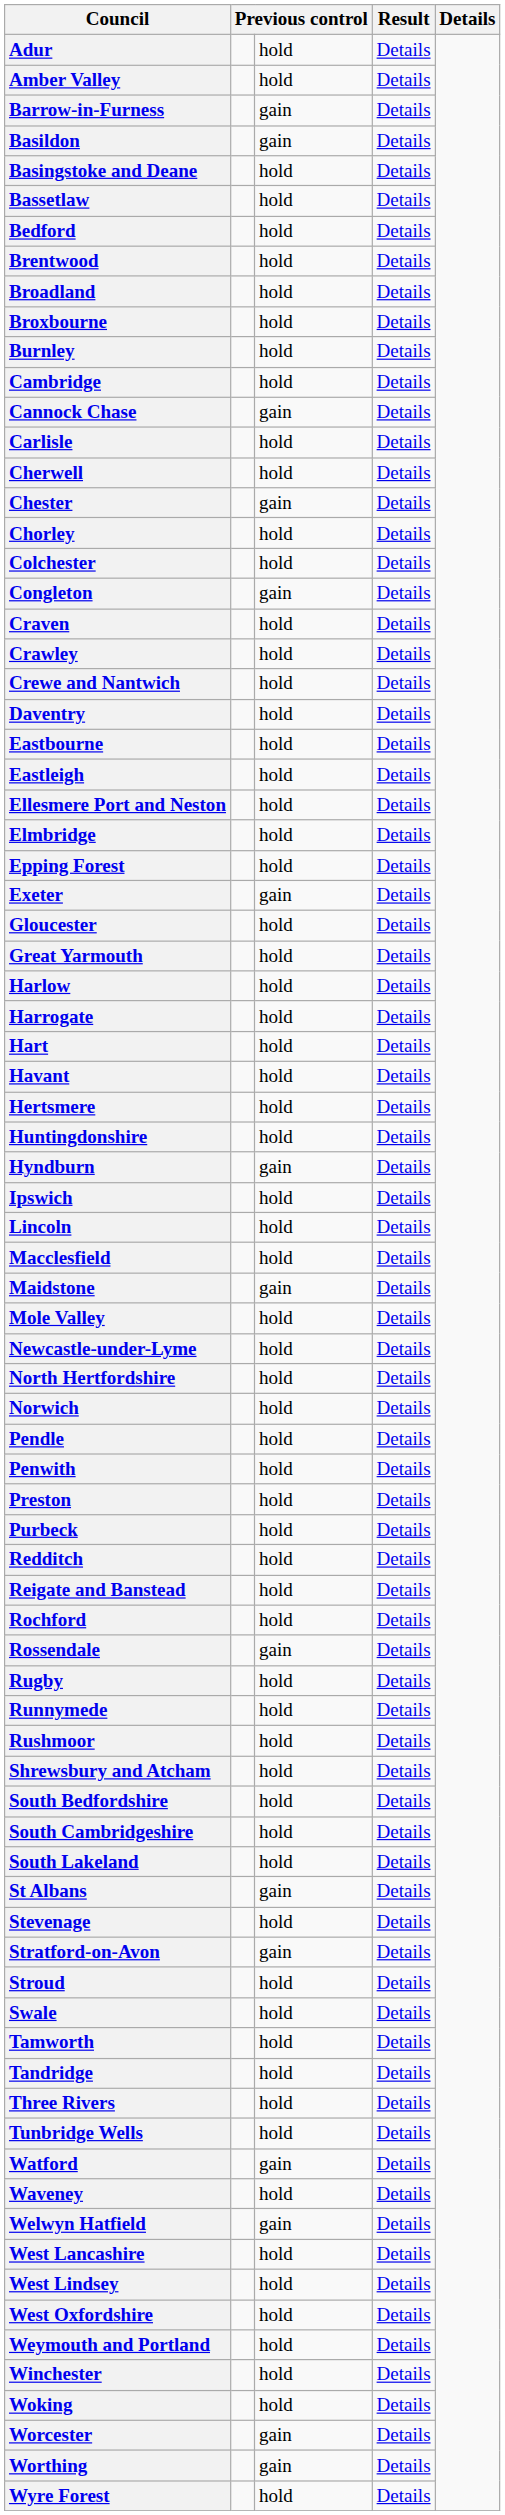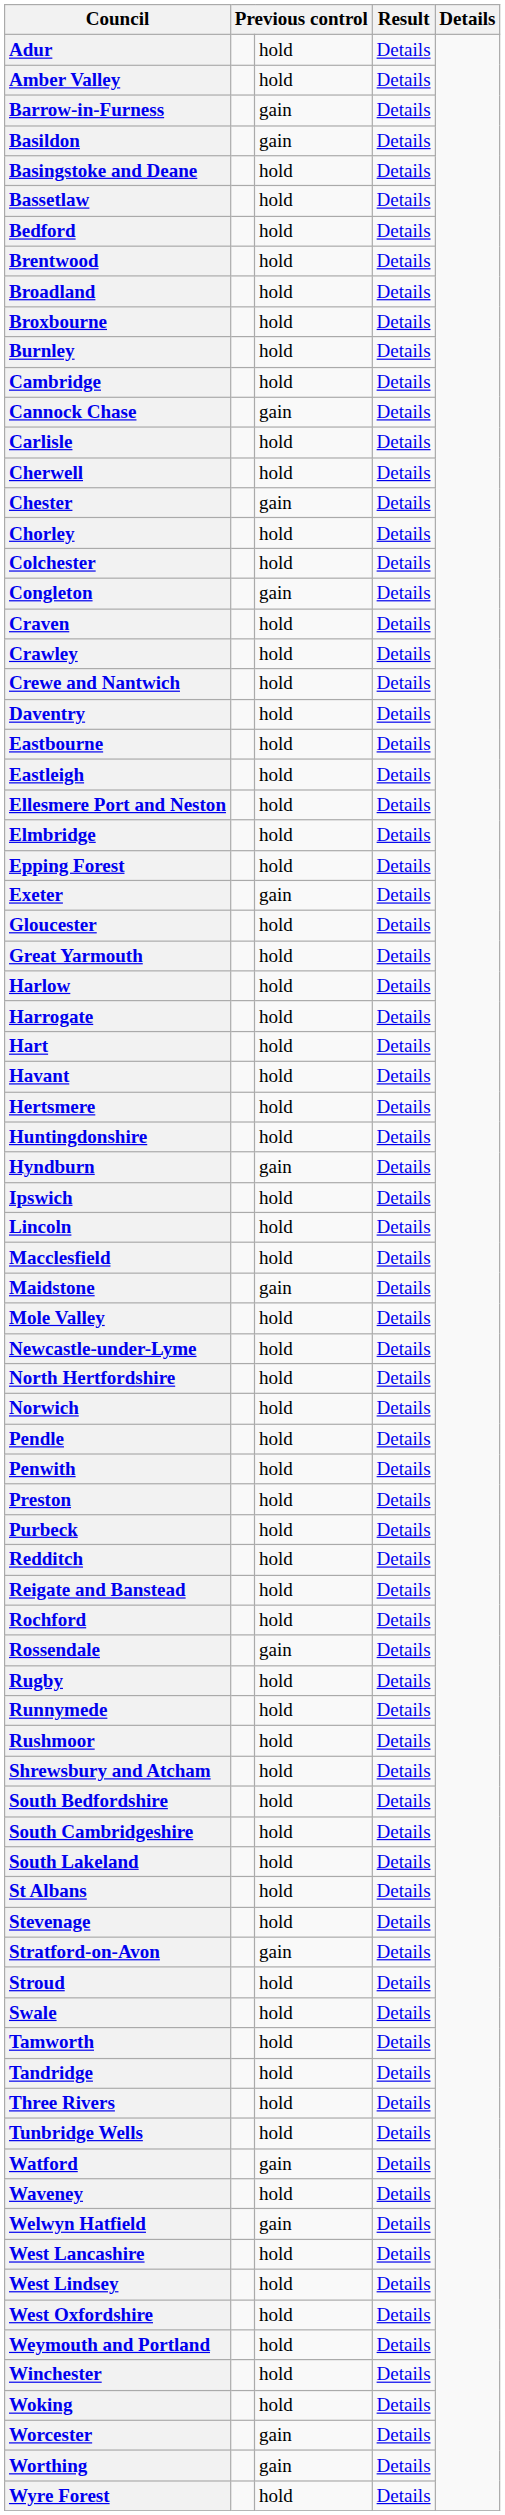(275, 1891) gain -> (276, 1891) hold
